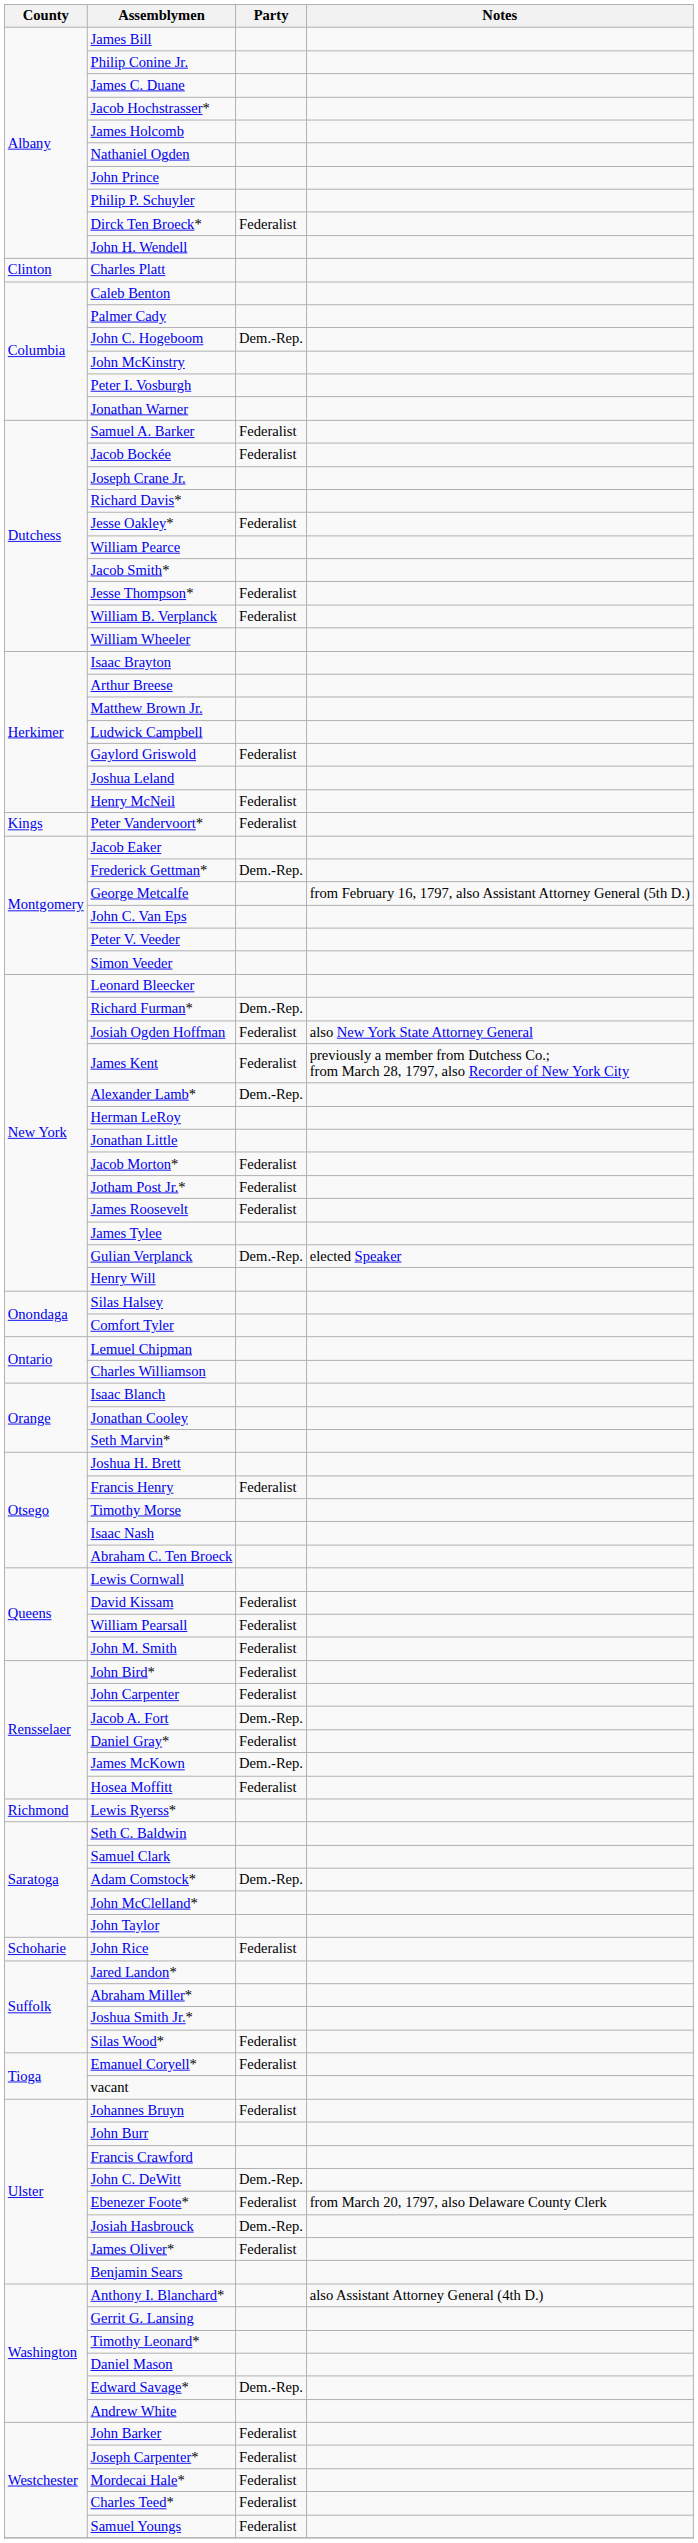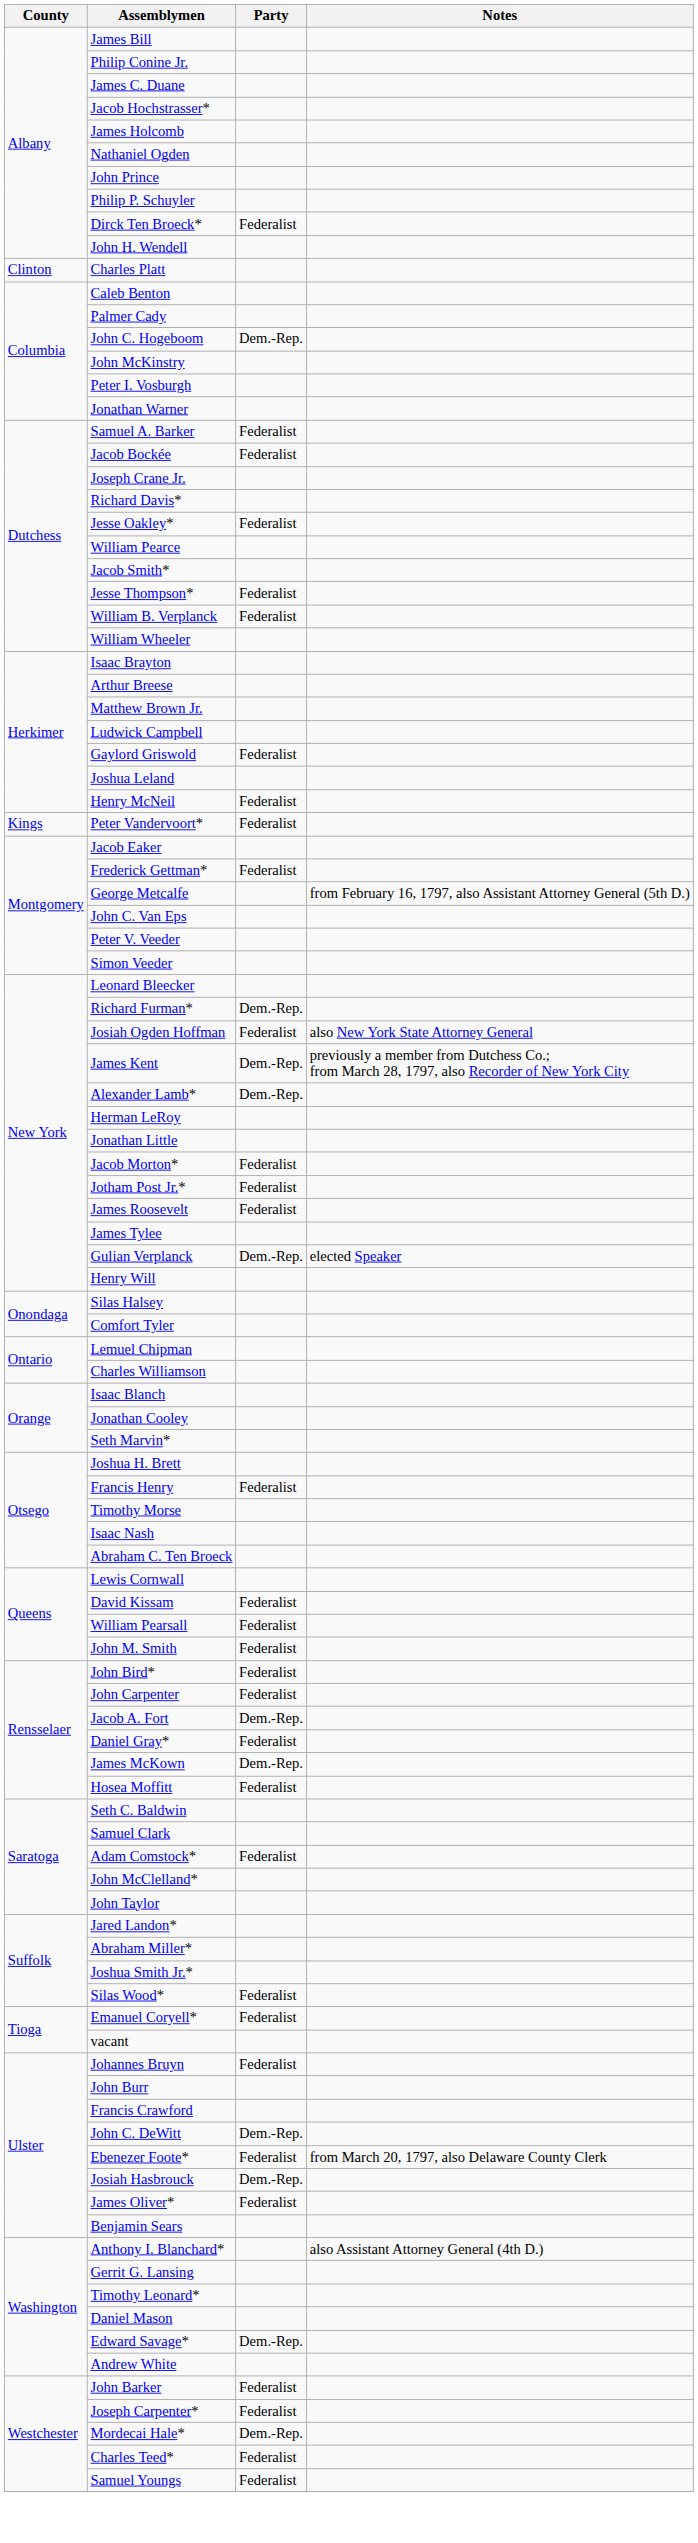(271, 870) Dem.-Rep. -> (268, 870) Federalist
(268, 1063) Federalist -> (271, 1063) Dem.-Rep.
- row: (133, 1810)
(271, 1879) Dem.-Rep. -> (268, 1856) Federalist
- row: (119, 1948)
(268, 2480) Federalist -> (271, 2433) Dem.-Rep.
